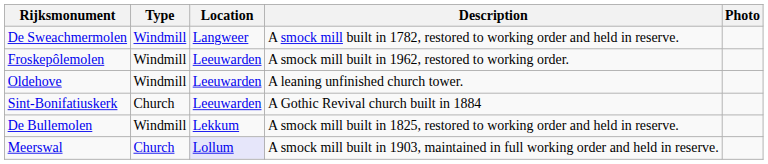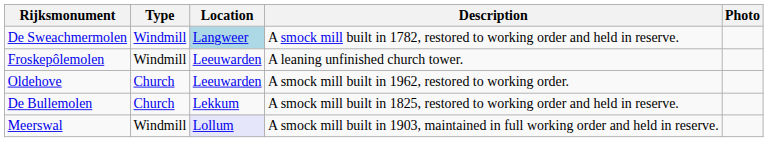(221, 37) no background -> (221, 37) lightblue background
(419, 59) A smock mill built in 1962, restored to working order. -> (366, 59) A leaning unfinished church tower.
(160, 81) Windmill -> (154, 81) Church
(366, 81) A leaning unfinished church tower. -> (419, 81) A smock mill built in 1962, restored to working order.
- row: (63, 103)
(160, 125) Windmill -> (154, 103) Church
(154, 147) Church -> (160, 125) Windmill
